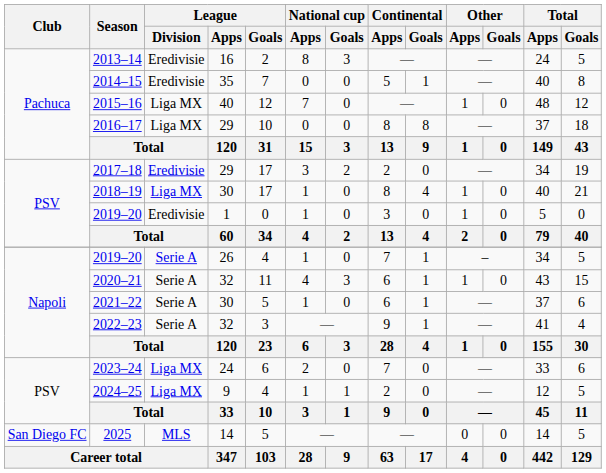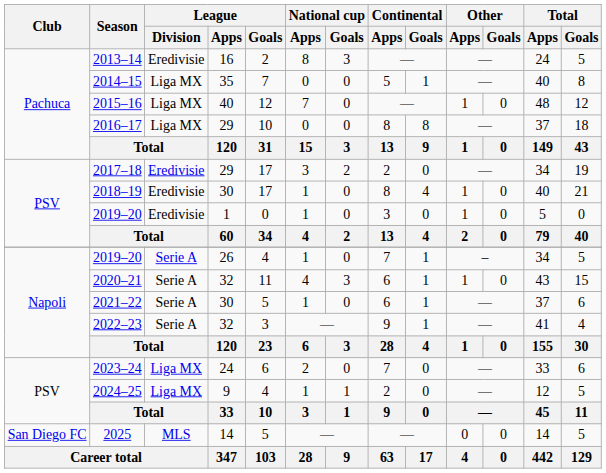(176, 81) Eredivisie -> (176, 81) Liga MX
(176, 192) Liga MX -> (176, 192) Eredivisie
